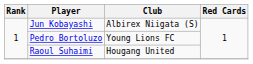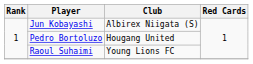(140, 38) Young Lions FC -> (140, 38) Hougang United
(140, 52) Hougang United -> (140, 52) Young Lions FC
